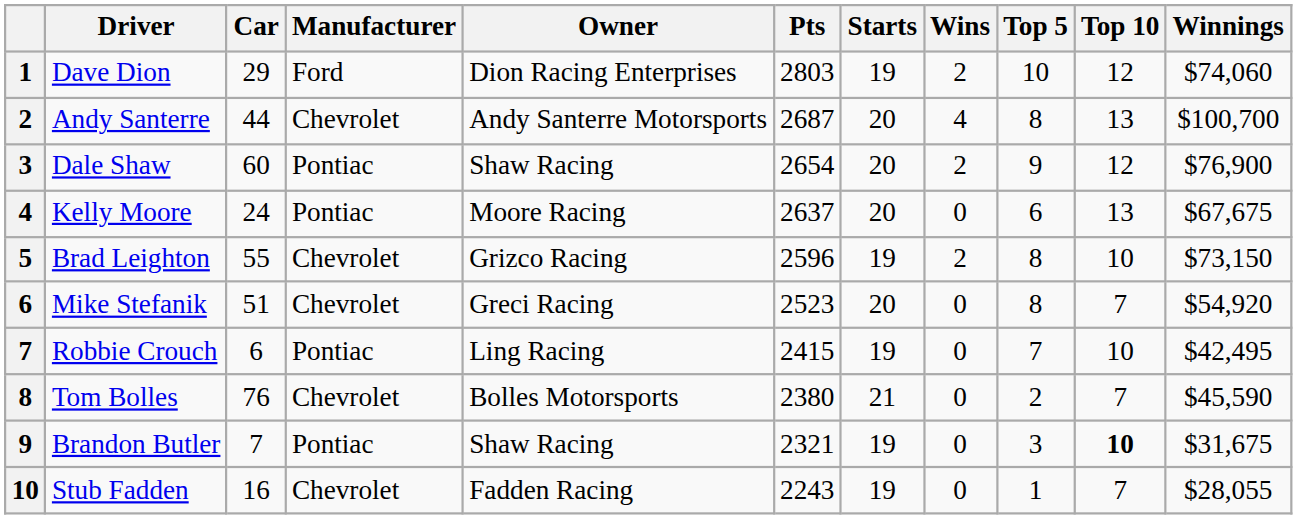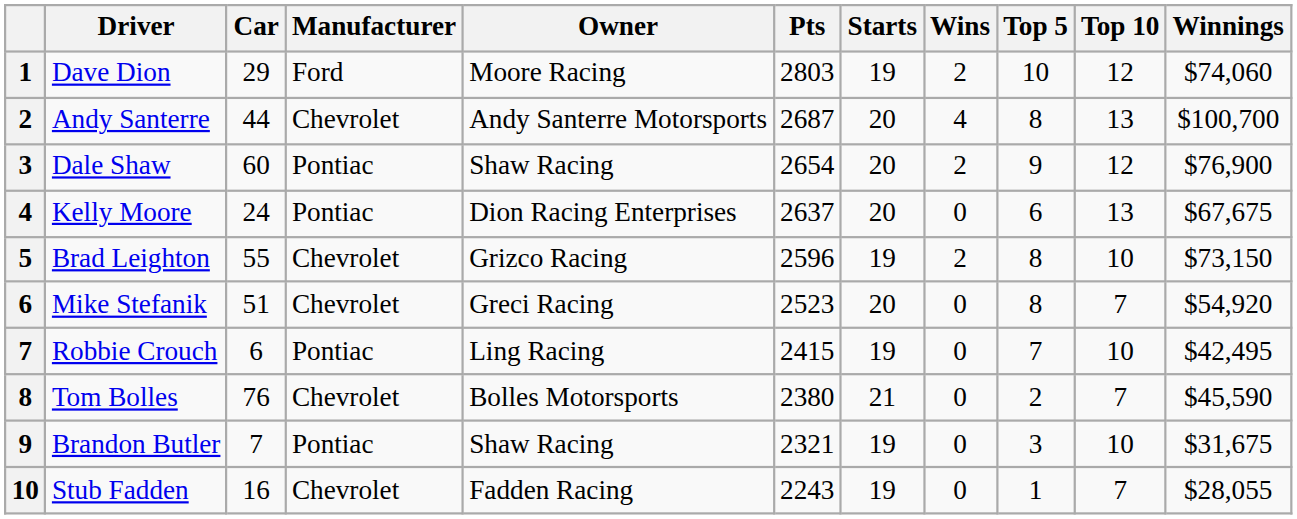(603, 74) Dion Racing Enterprises -> (547, 74) Moore Racing
(547, 212) Moore Racing -> (603, 212) Dion Racing Enterprises
(1120, 443) bold -> (1120, 443) normal
